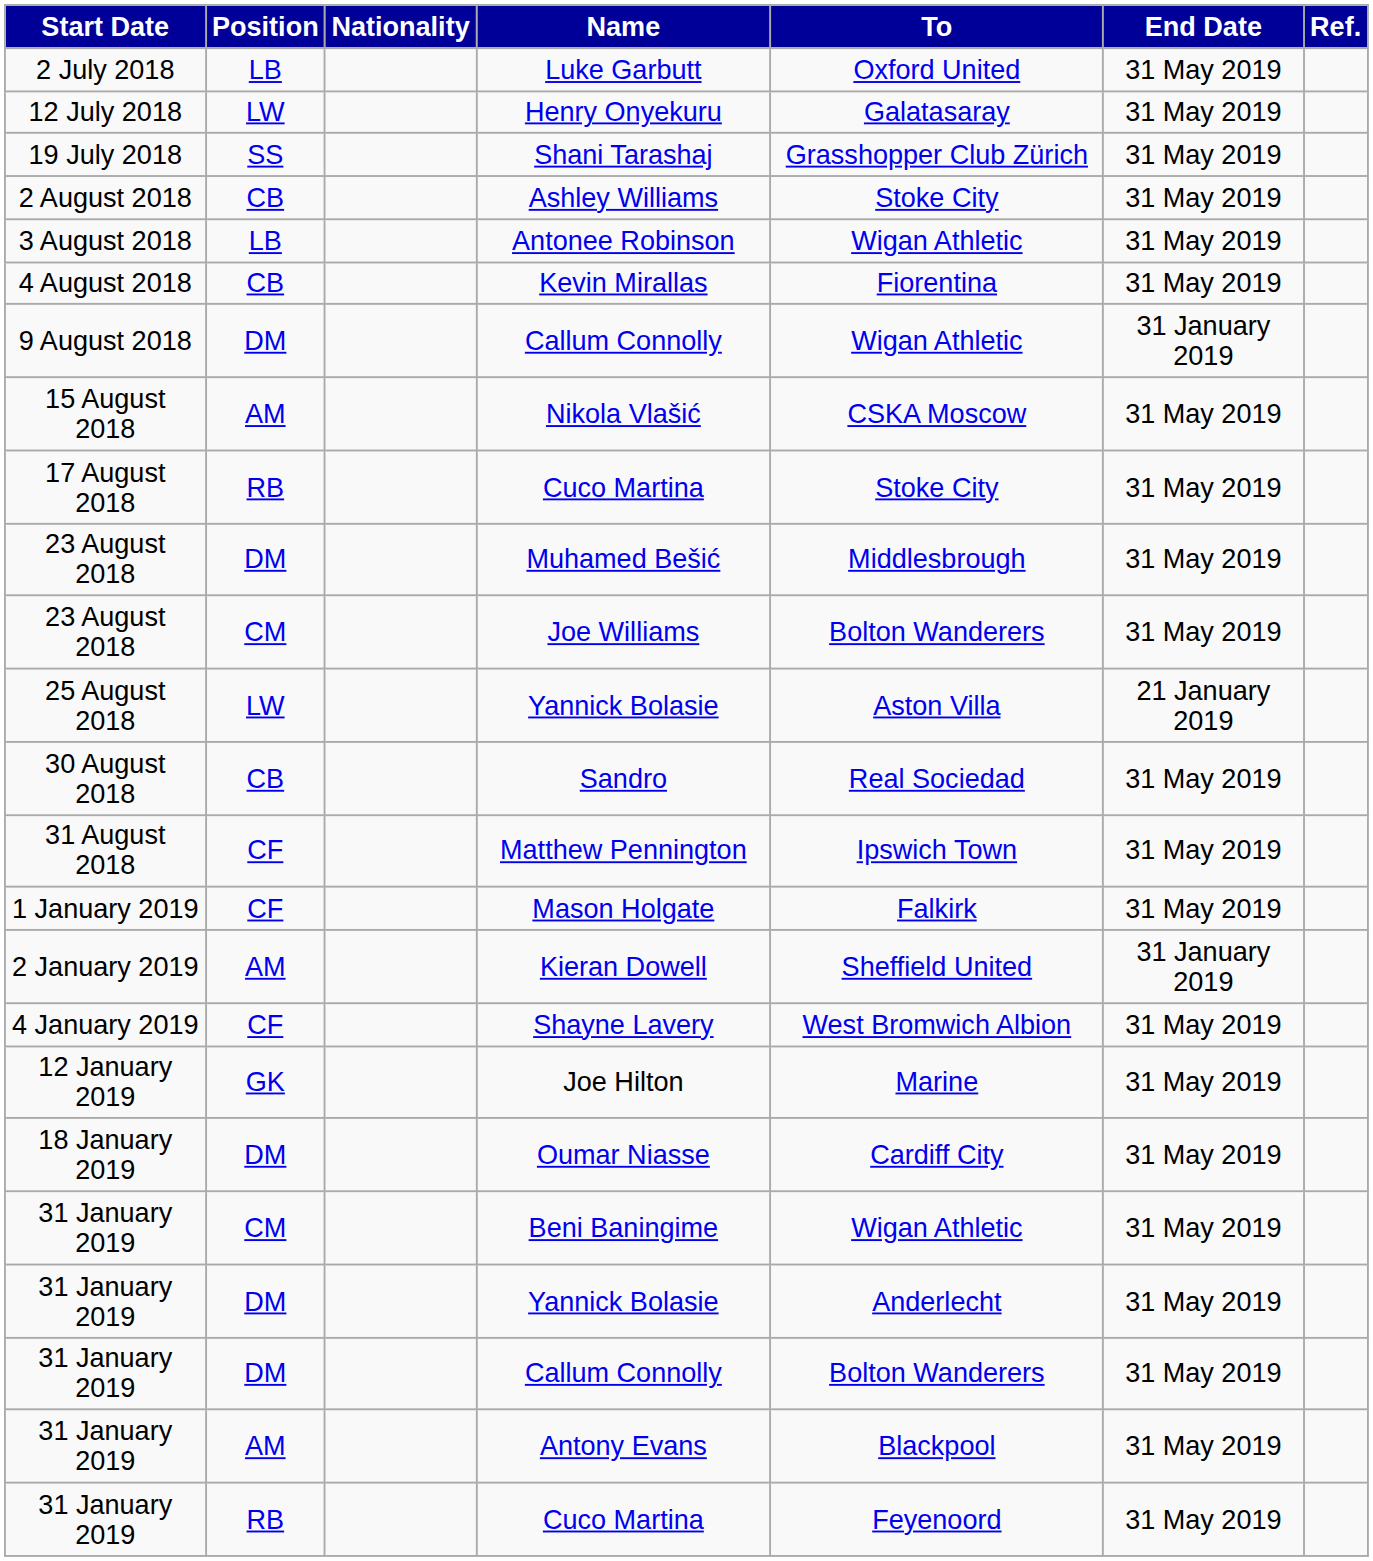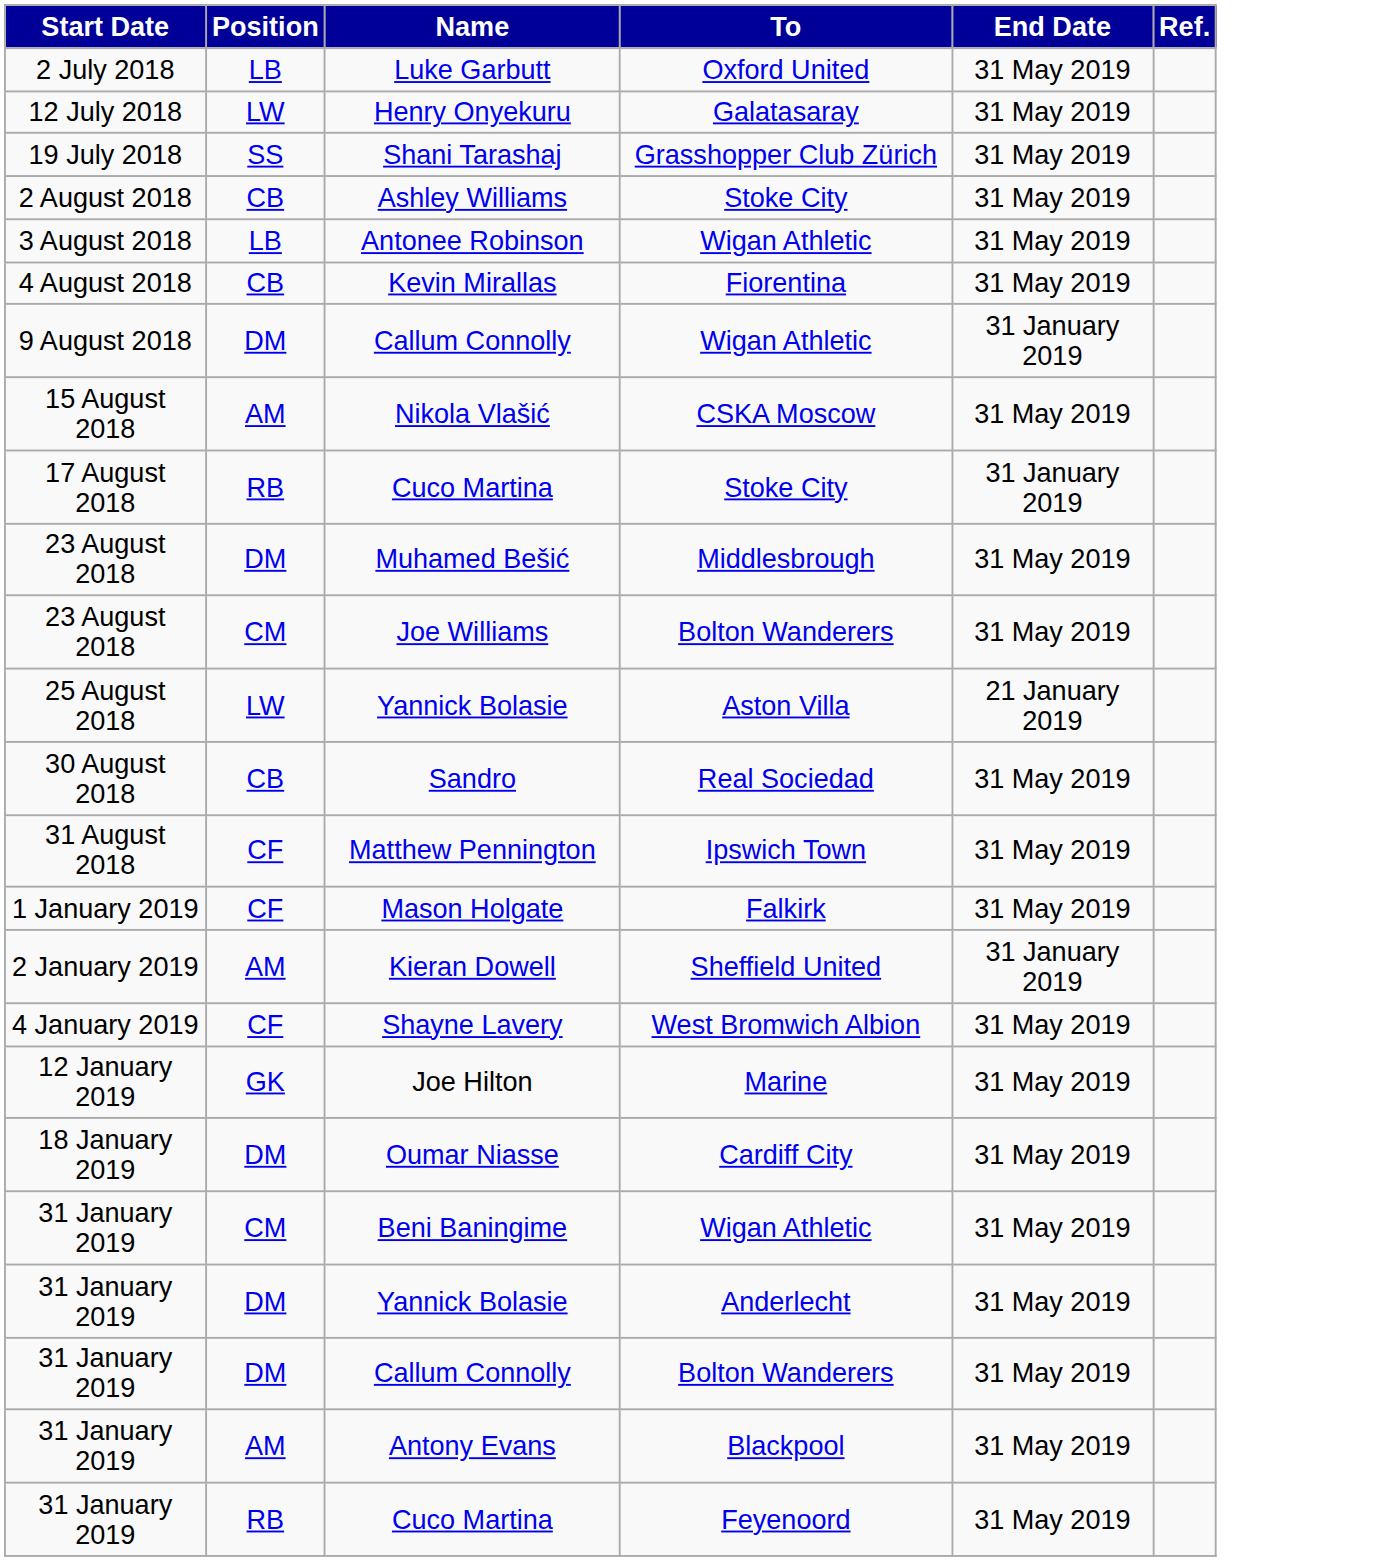- column: (401, 27)
(1203, 487) 31 May 2019 -> (1052, 487) 31 January 2019
